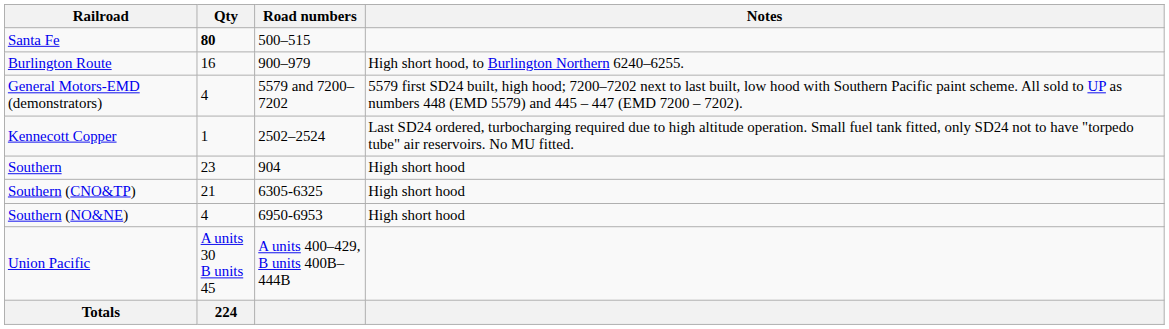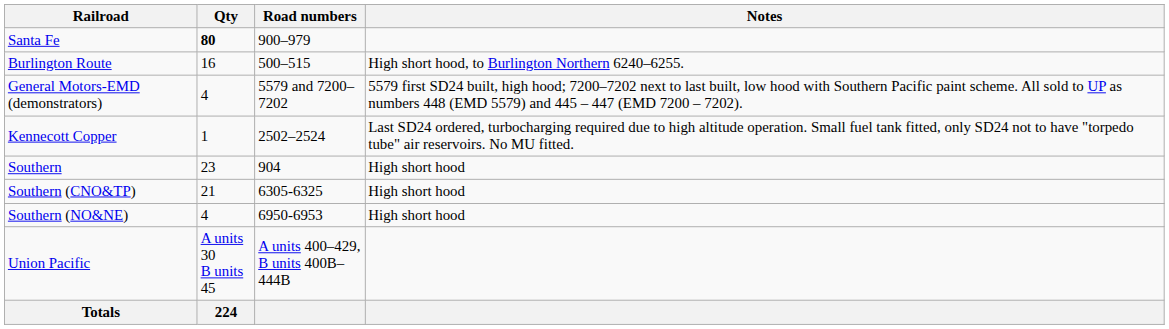(284, 39) 500–515 -> (284, 39) 900–979
(284, 63) 900–979 -> (284, 63) 500–515
